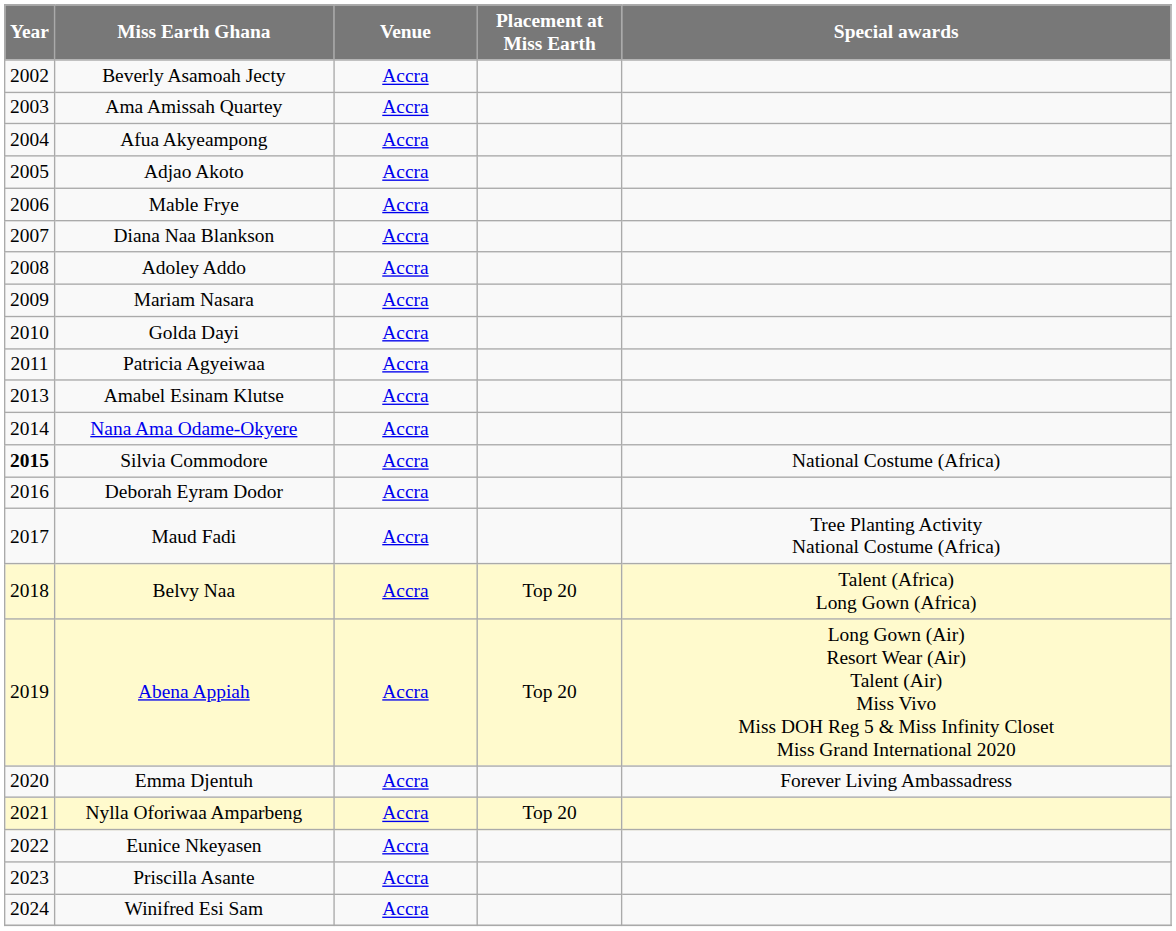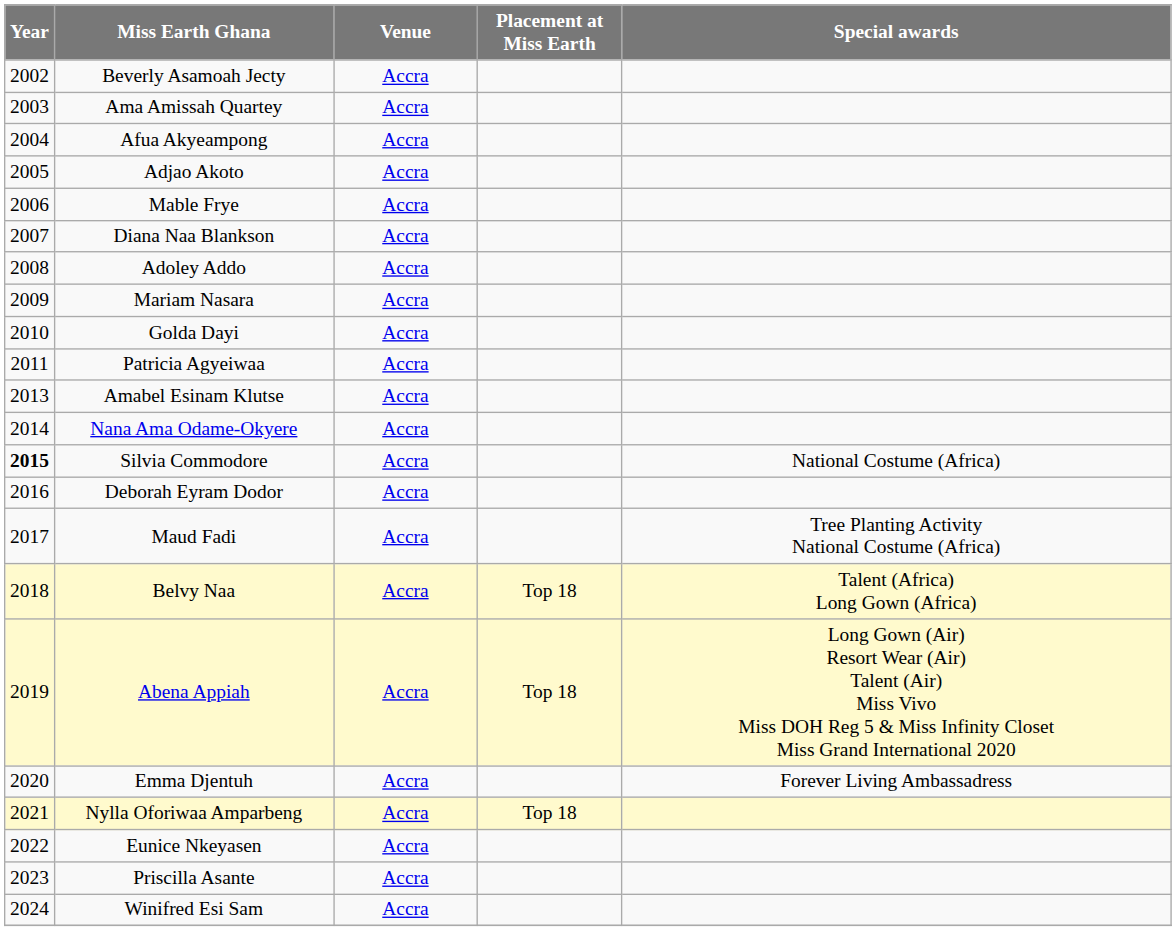(550, 591) Top 20 -> (550, 591) Top 18
(550, 692) Top 20 -> (550, 692) Top 18
(550, 813) Top 20 -> (550, 813) Top 18
